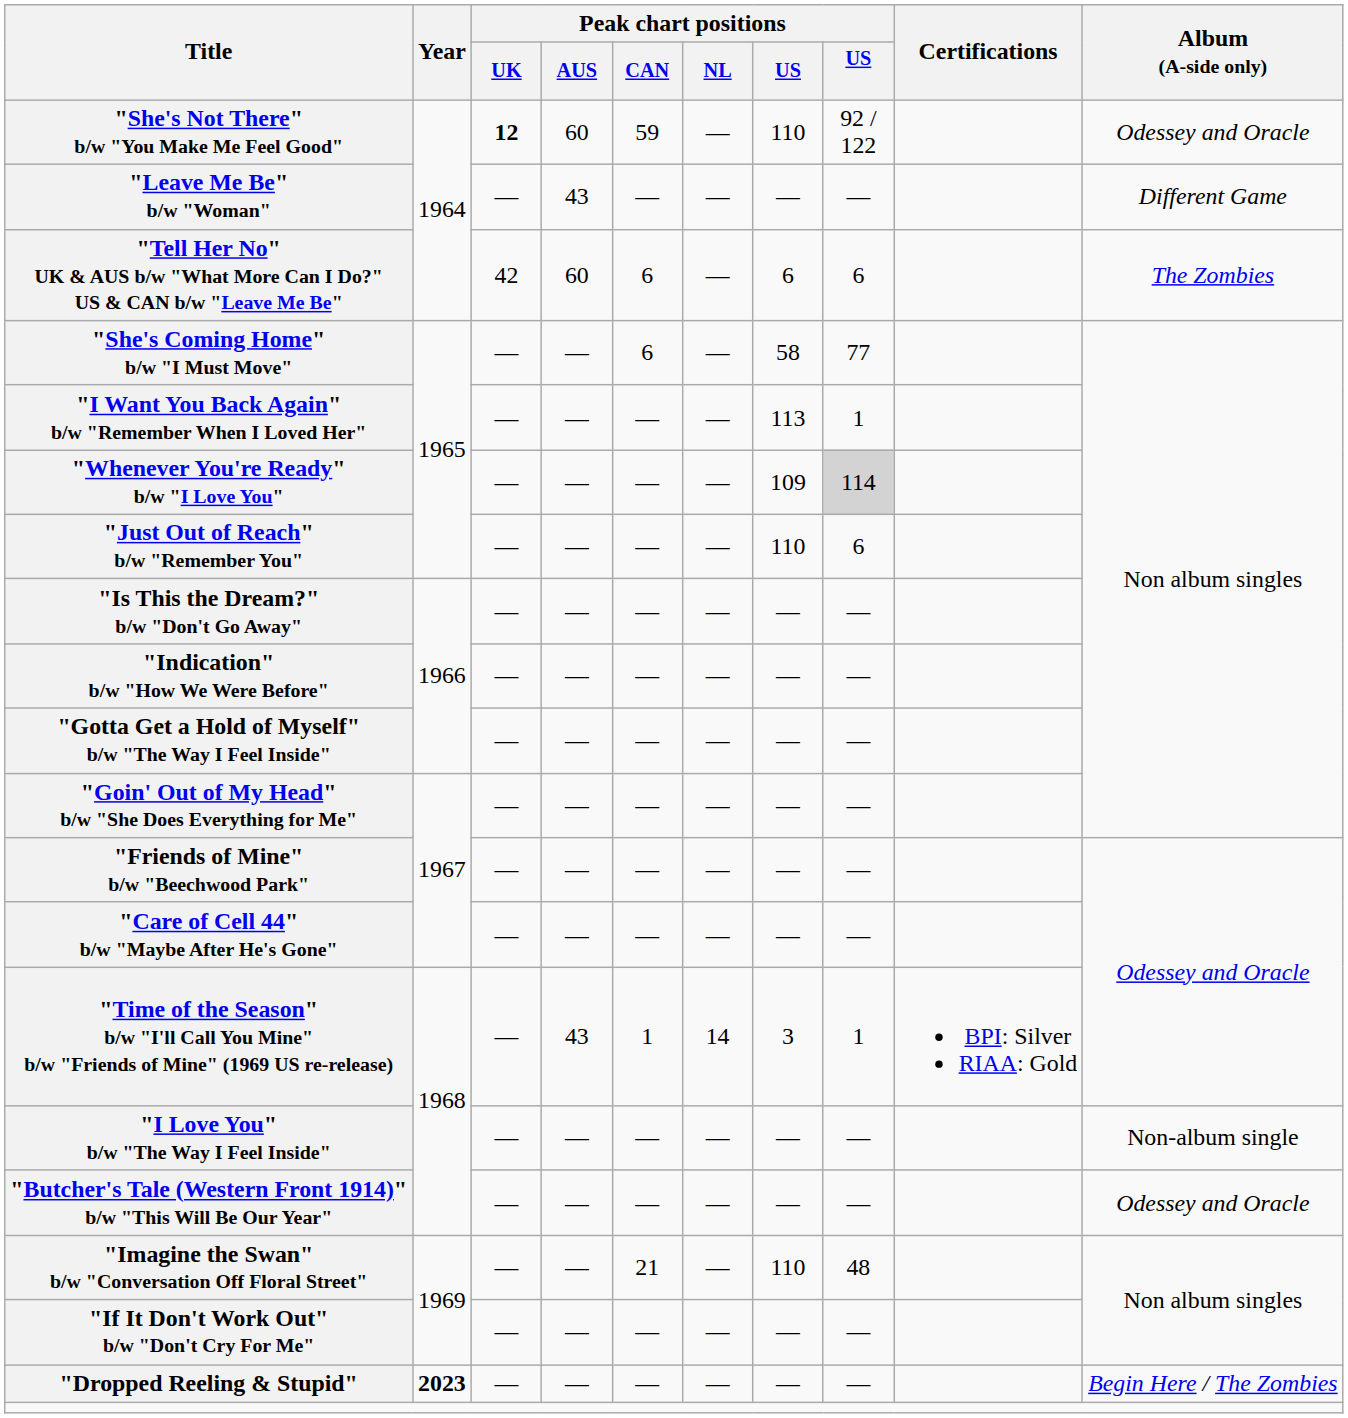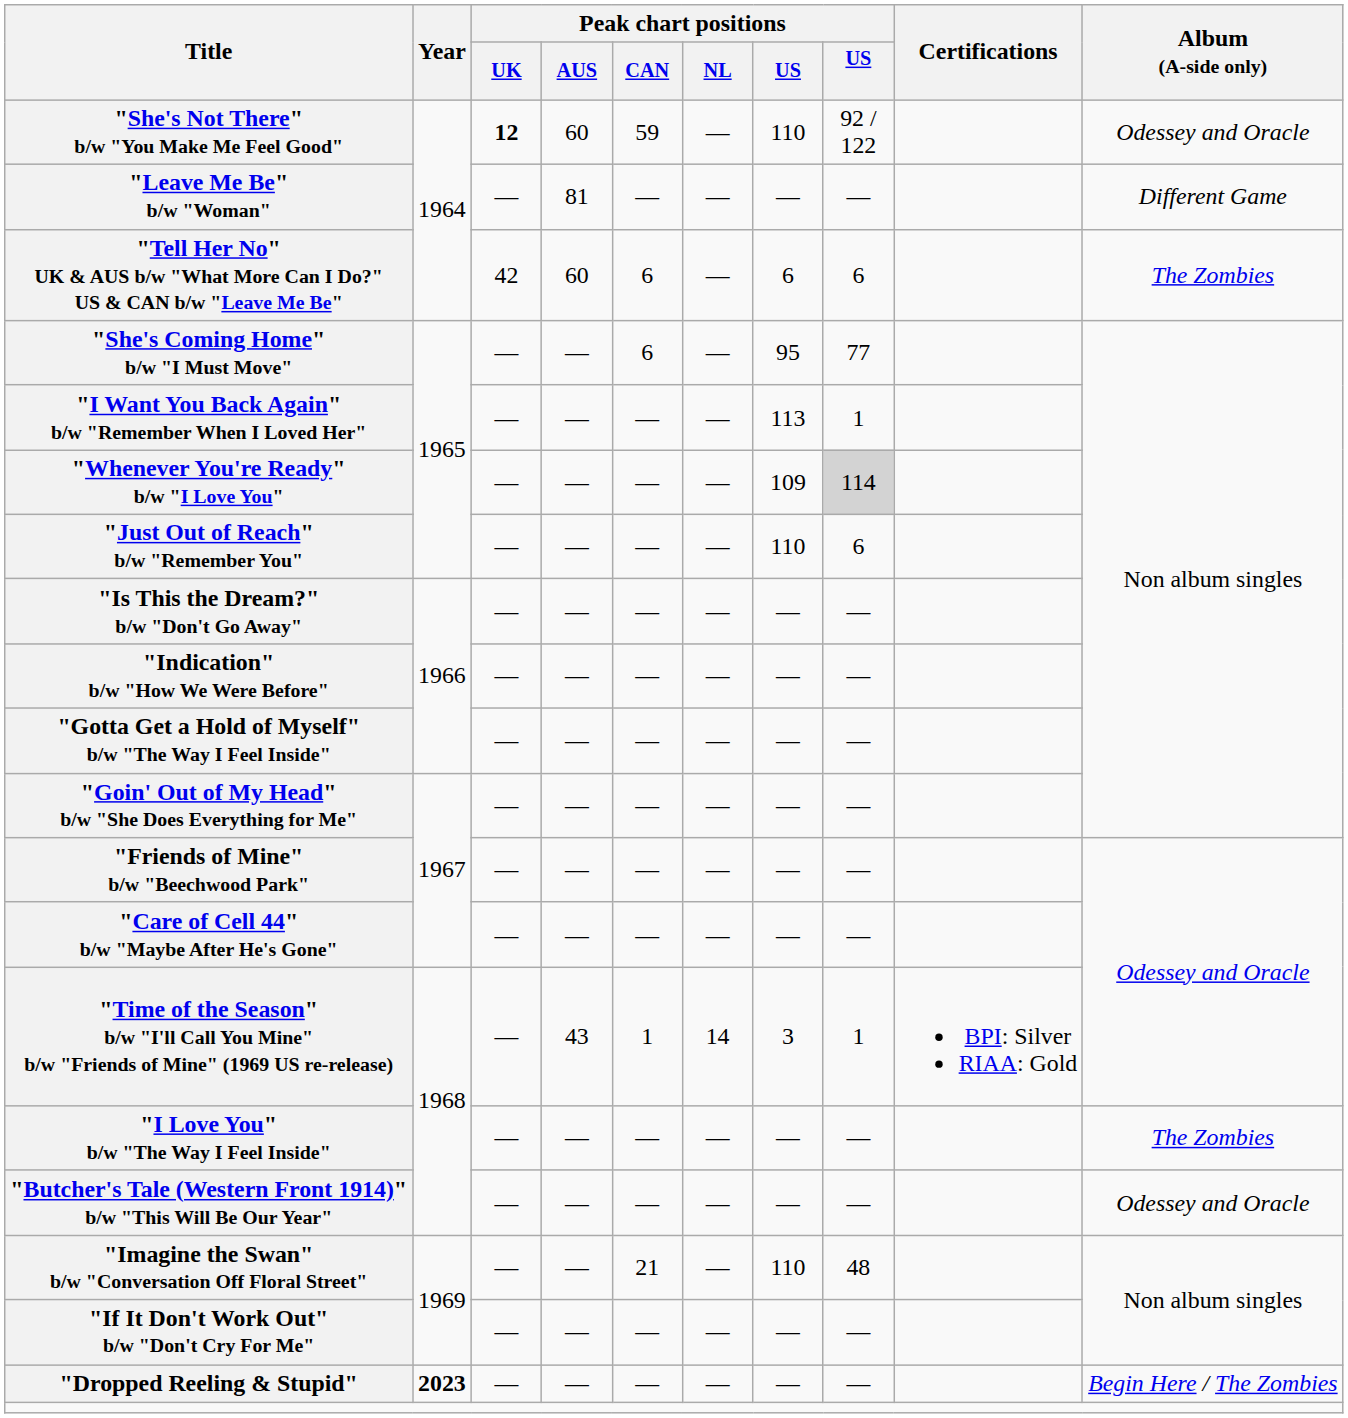(577, 196) 43 -> (577, 196) 81
(788, 352) 58 -> (788, 352) 95
(1213, 1138) Non-album single -> (1213, 1138) The Zombies
